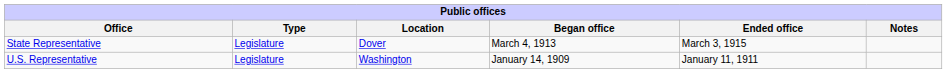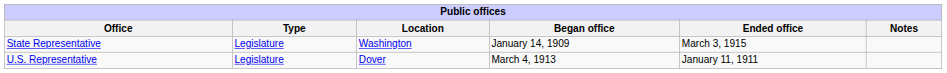(372, 44) Dover -> (385, 44) Washington
(524, 44) March 4, 1913 -> (530, 44) January 14, 1909
(385, 60) Washington -> (372, 60) Dover
(530, 60) January 14, 1909 -> (524, 60) March 4, 1913
